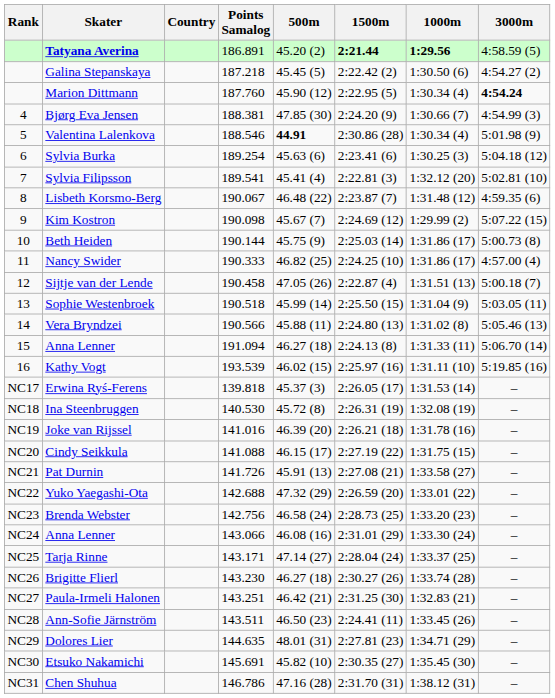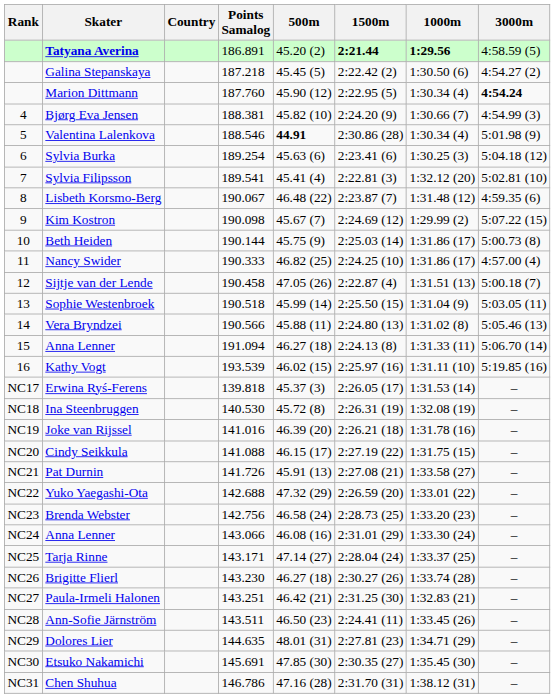(304, 114) 47.85 (30) -> (304, 114) 45.82 (10)
(304, 661) 45.82 (10) -> (304, 661) 47.85 (30)
